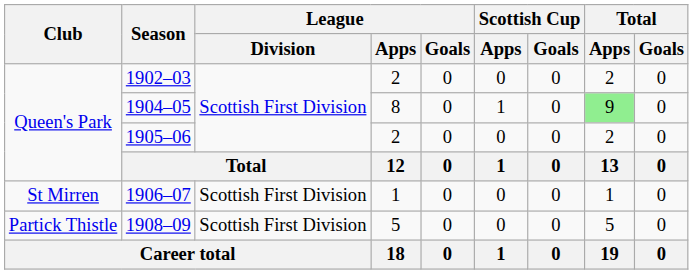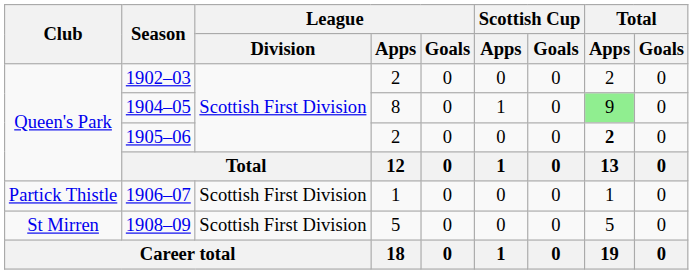(610, 136) normal -> (610, 136) bold
(63, 195) St Mirren -> (63, 195) Partick Thistle
(63, 225) Partick Thistle -> (63, 225) St Mirren
